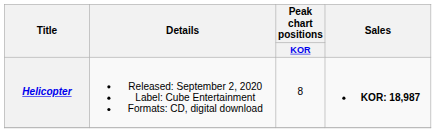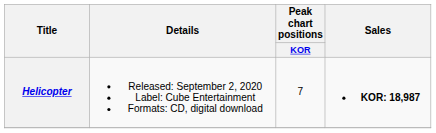(300, 92) 8 -> (300, 92) 7
